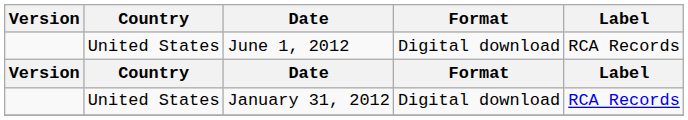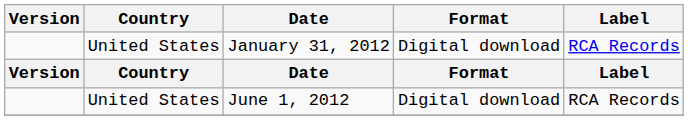rows swapped: (309, 101) <-> (288, 46)
